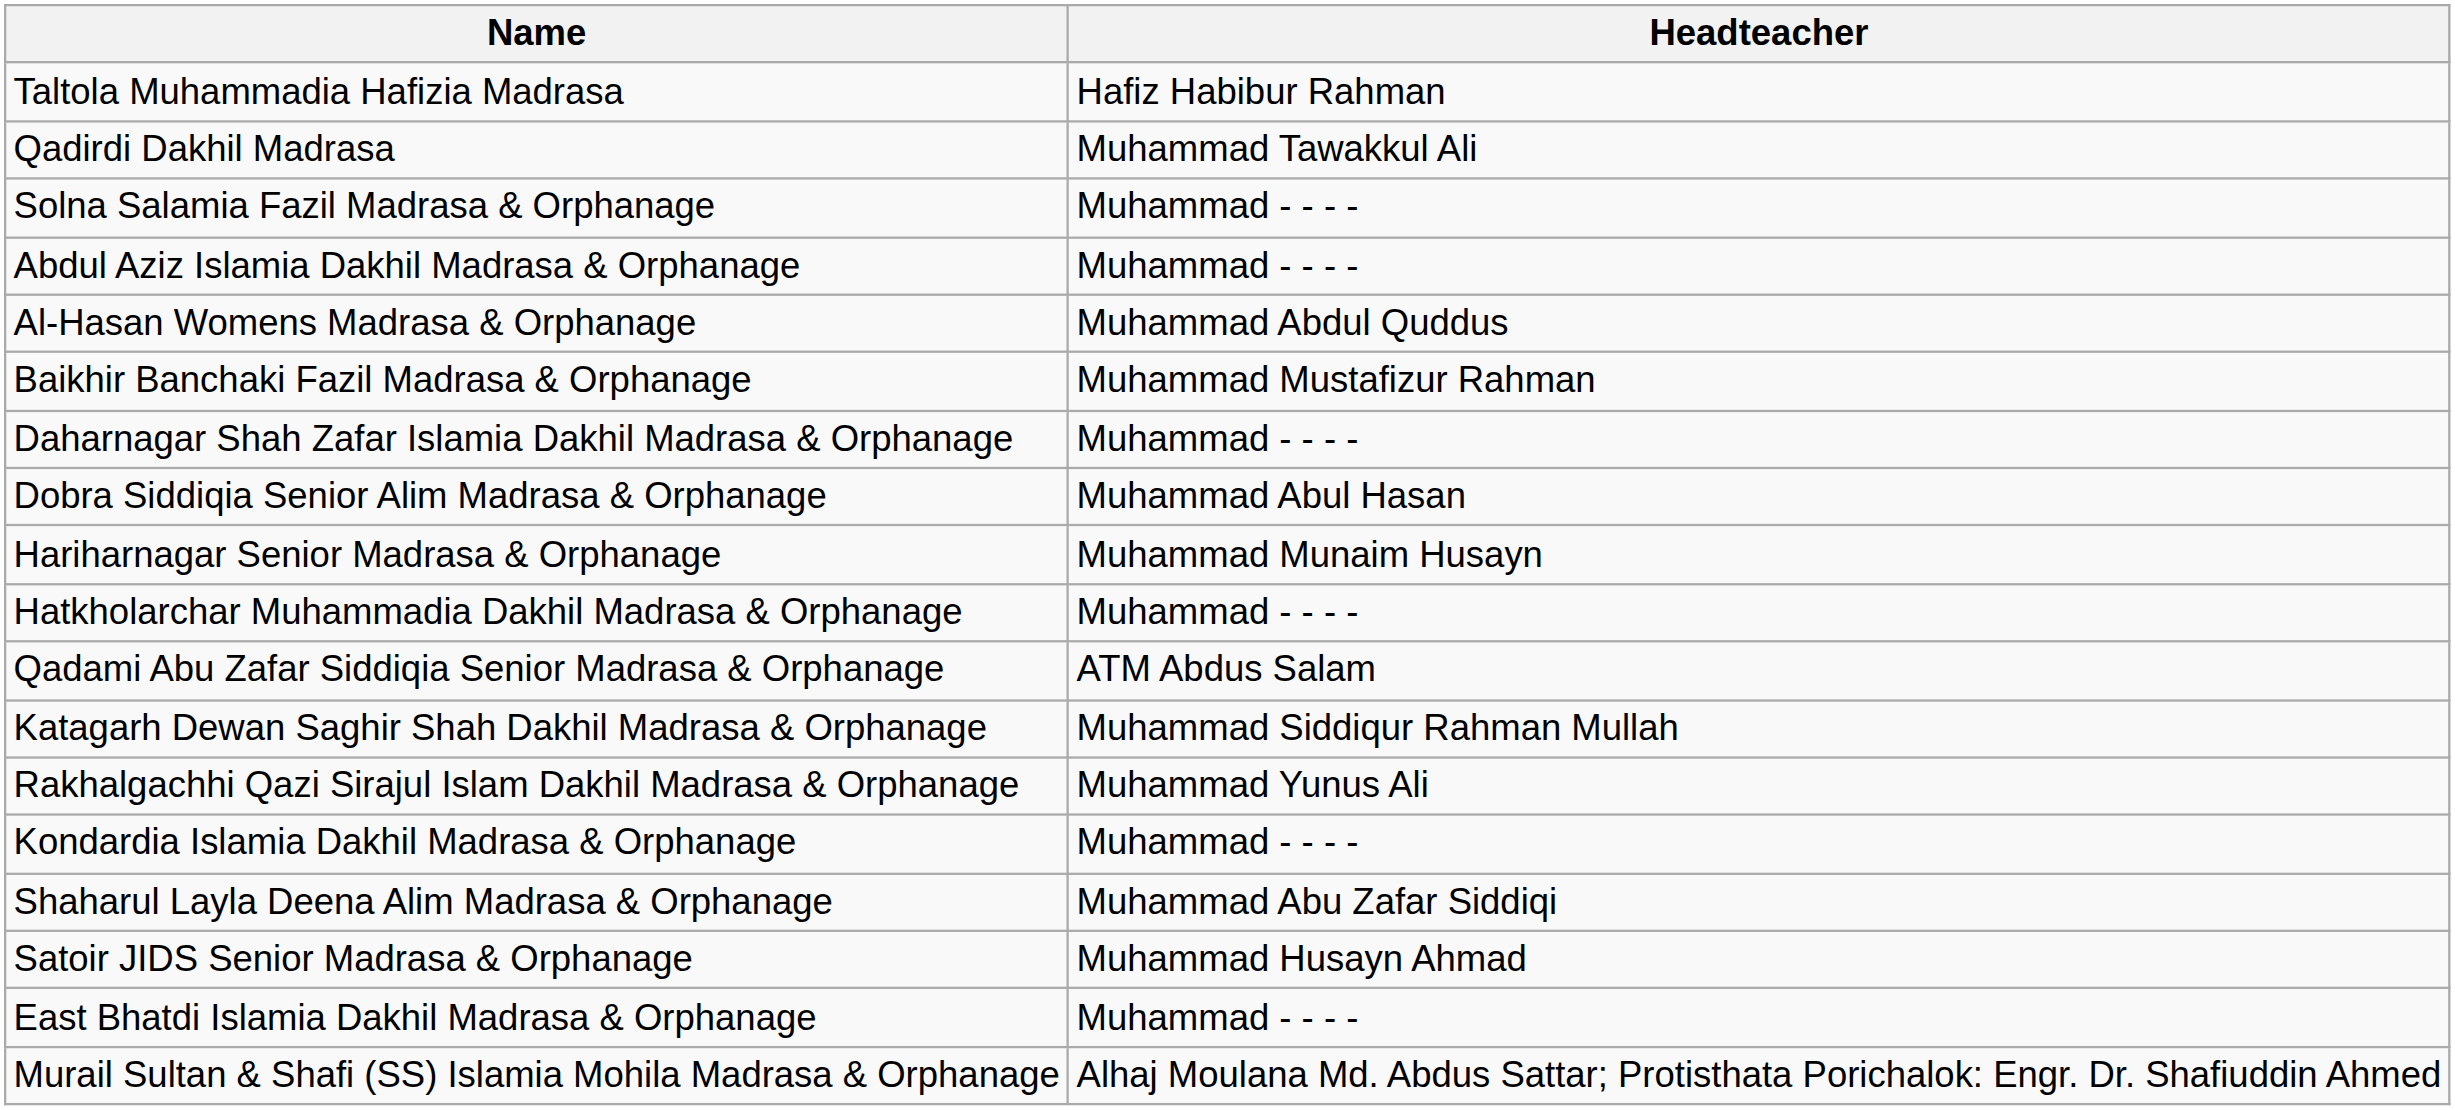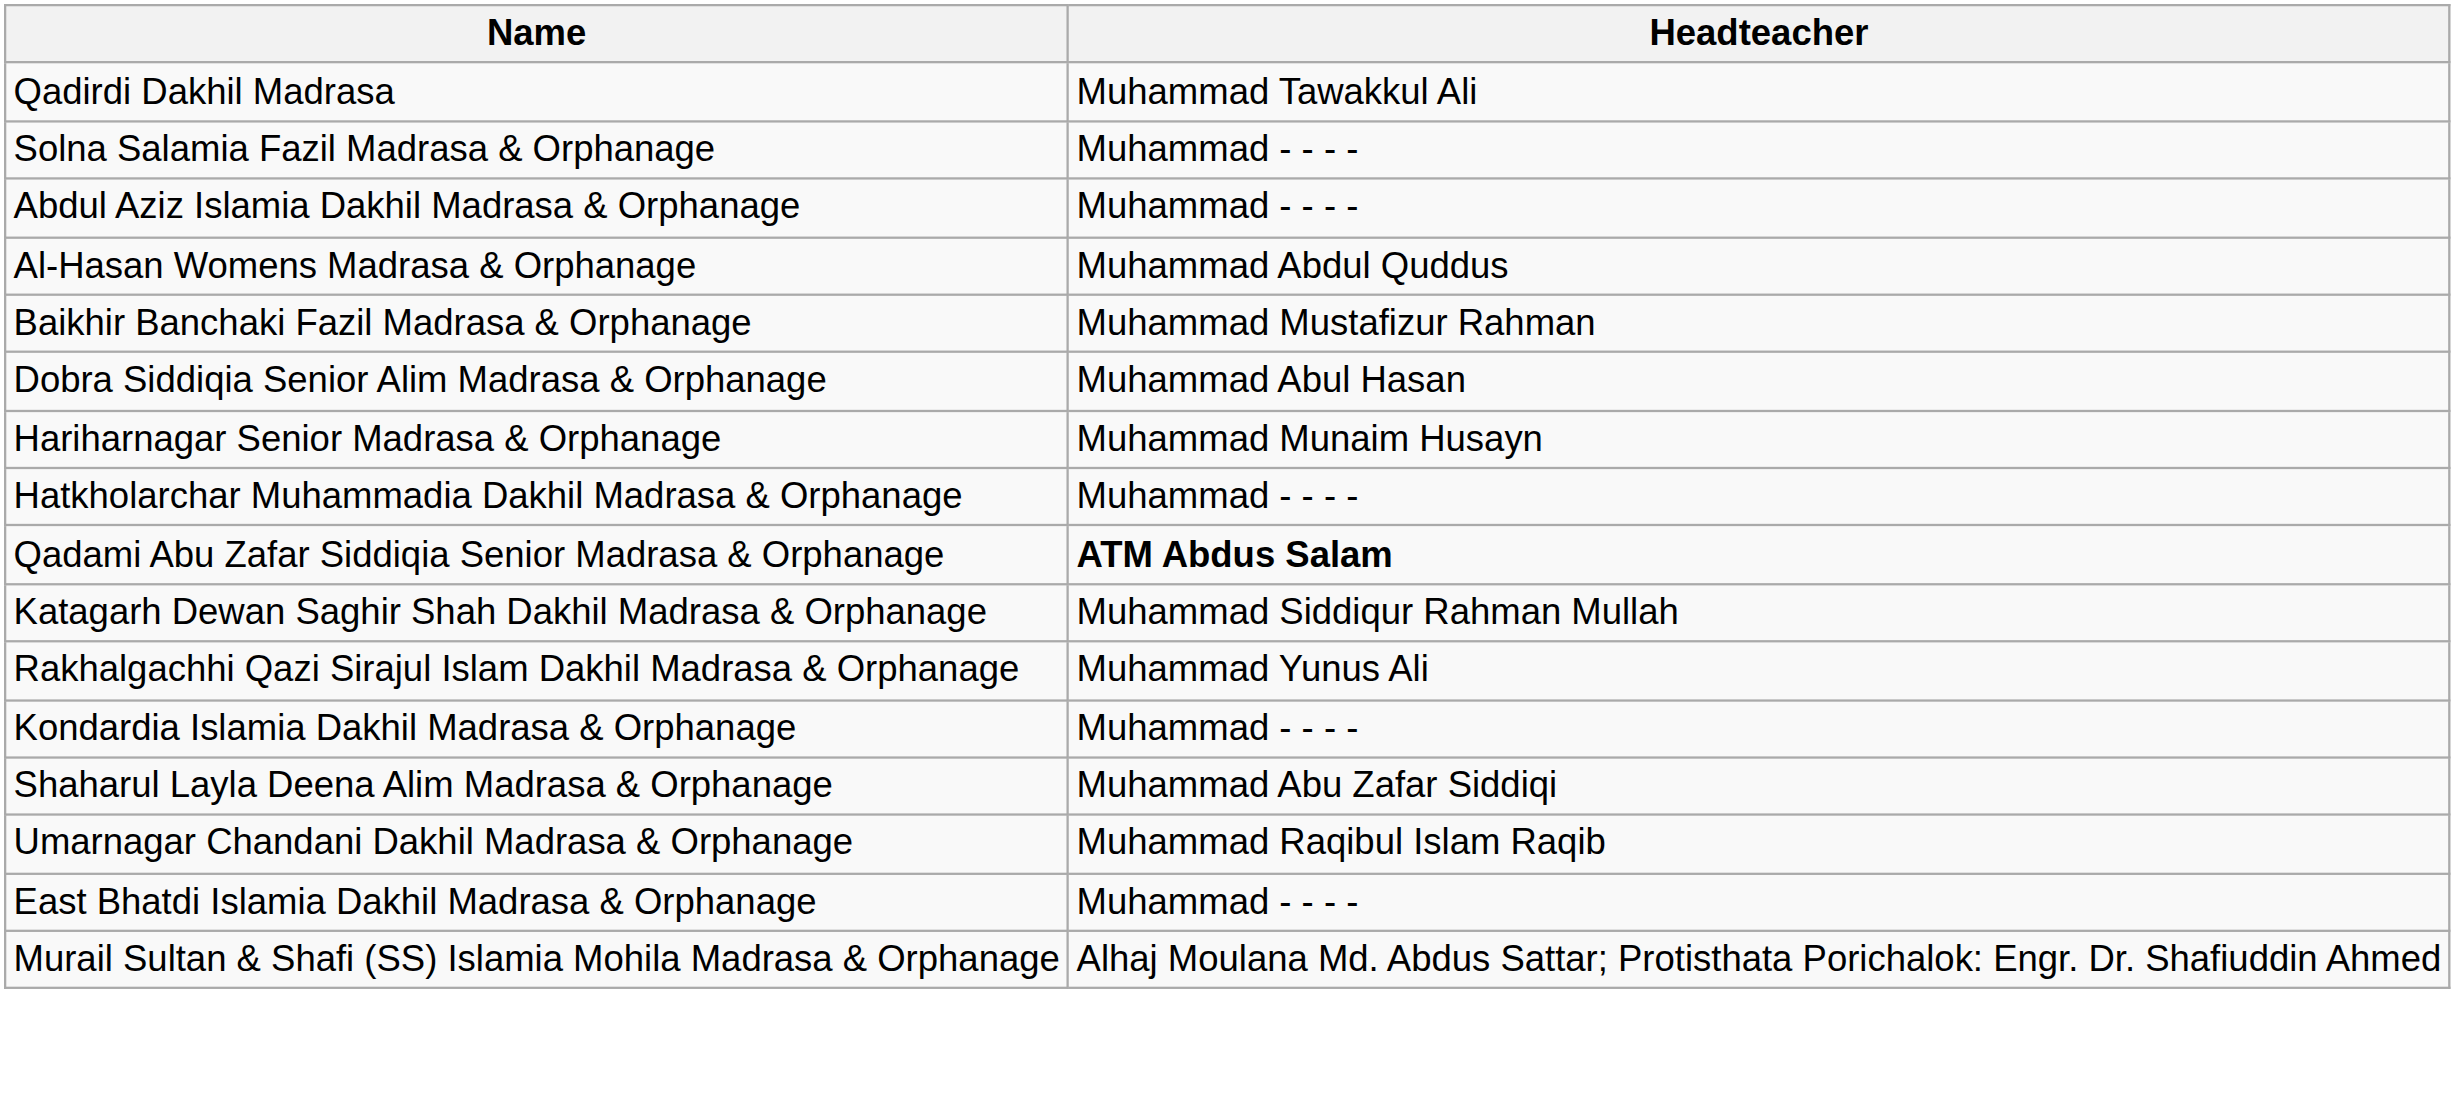- row: (319, 91)
- row: (513, 438)
(1226, 669) normal -> (1235, 554) bold
- row: (353, 959)
+ row: (433, 843)
